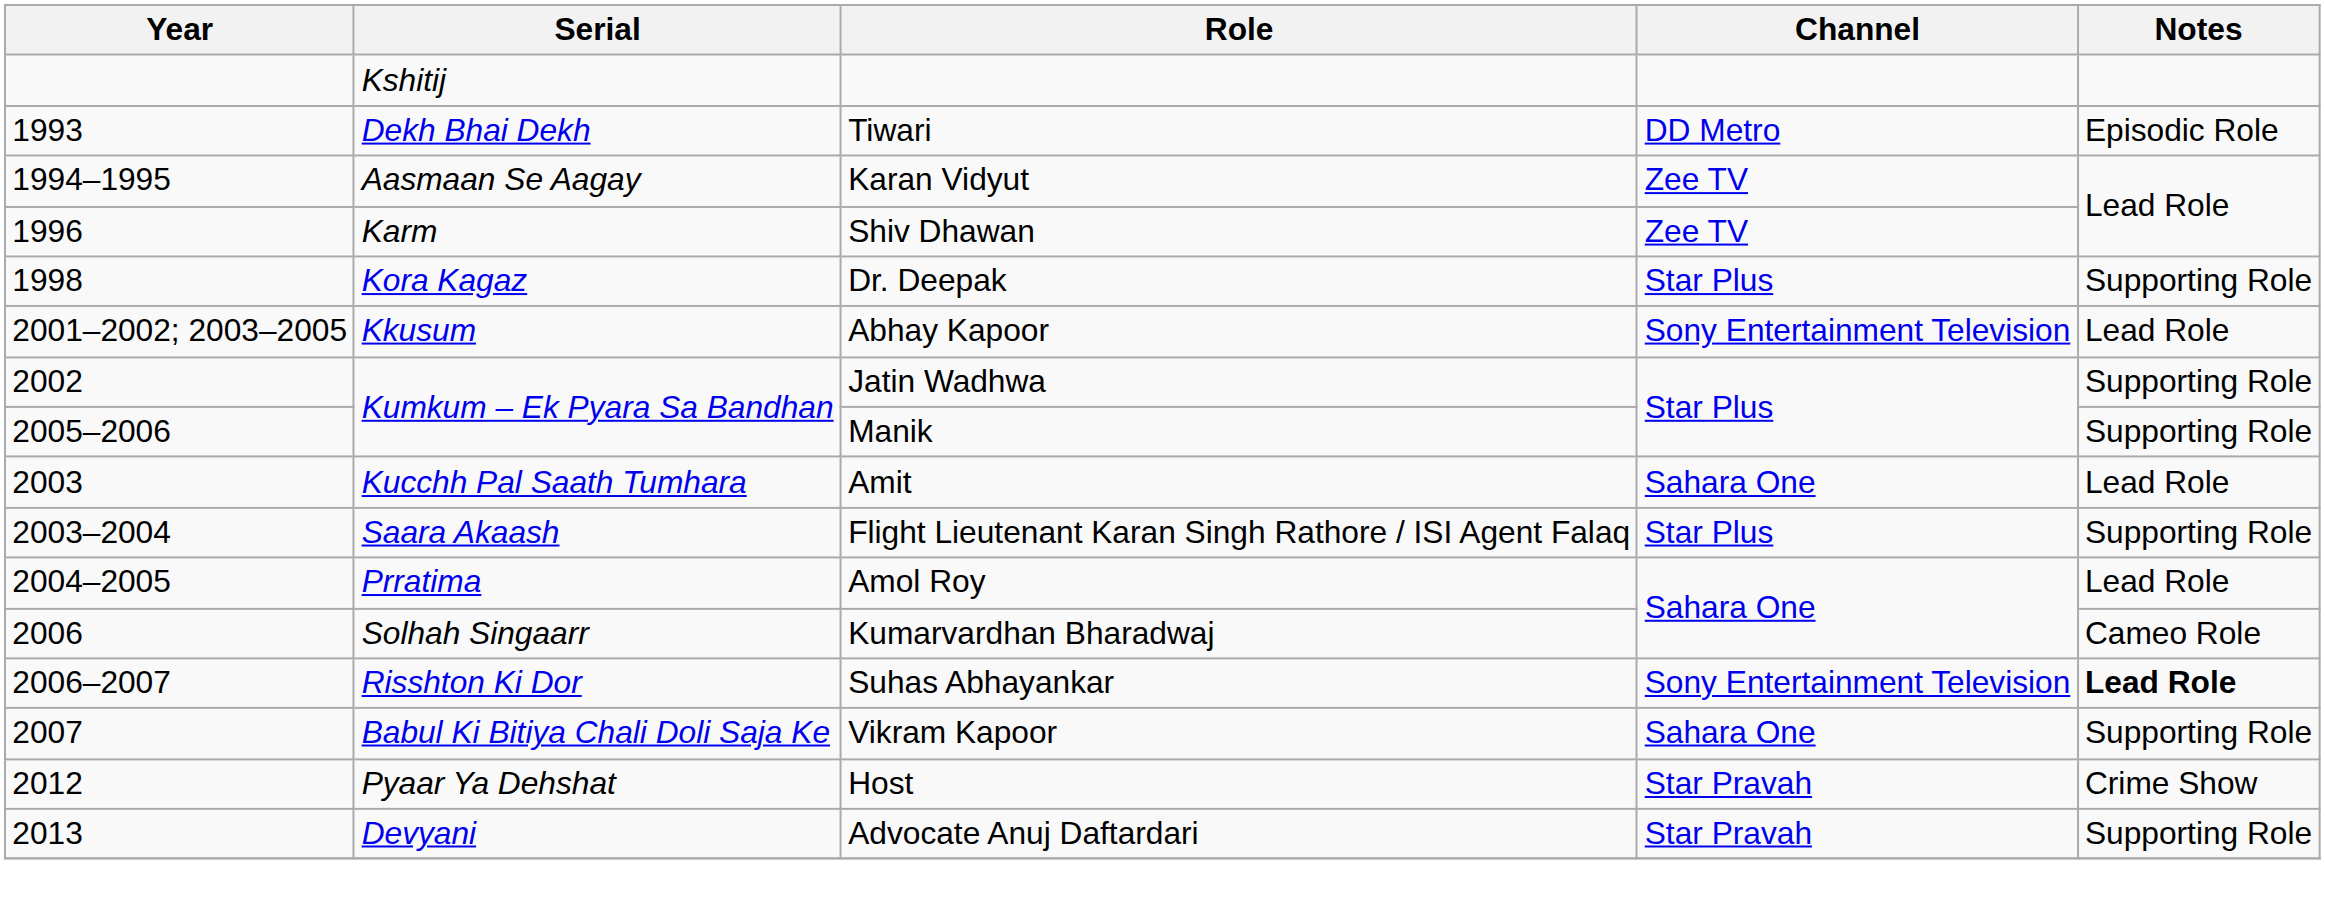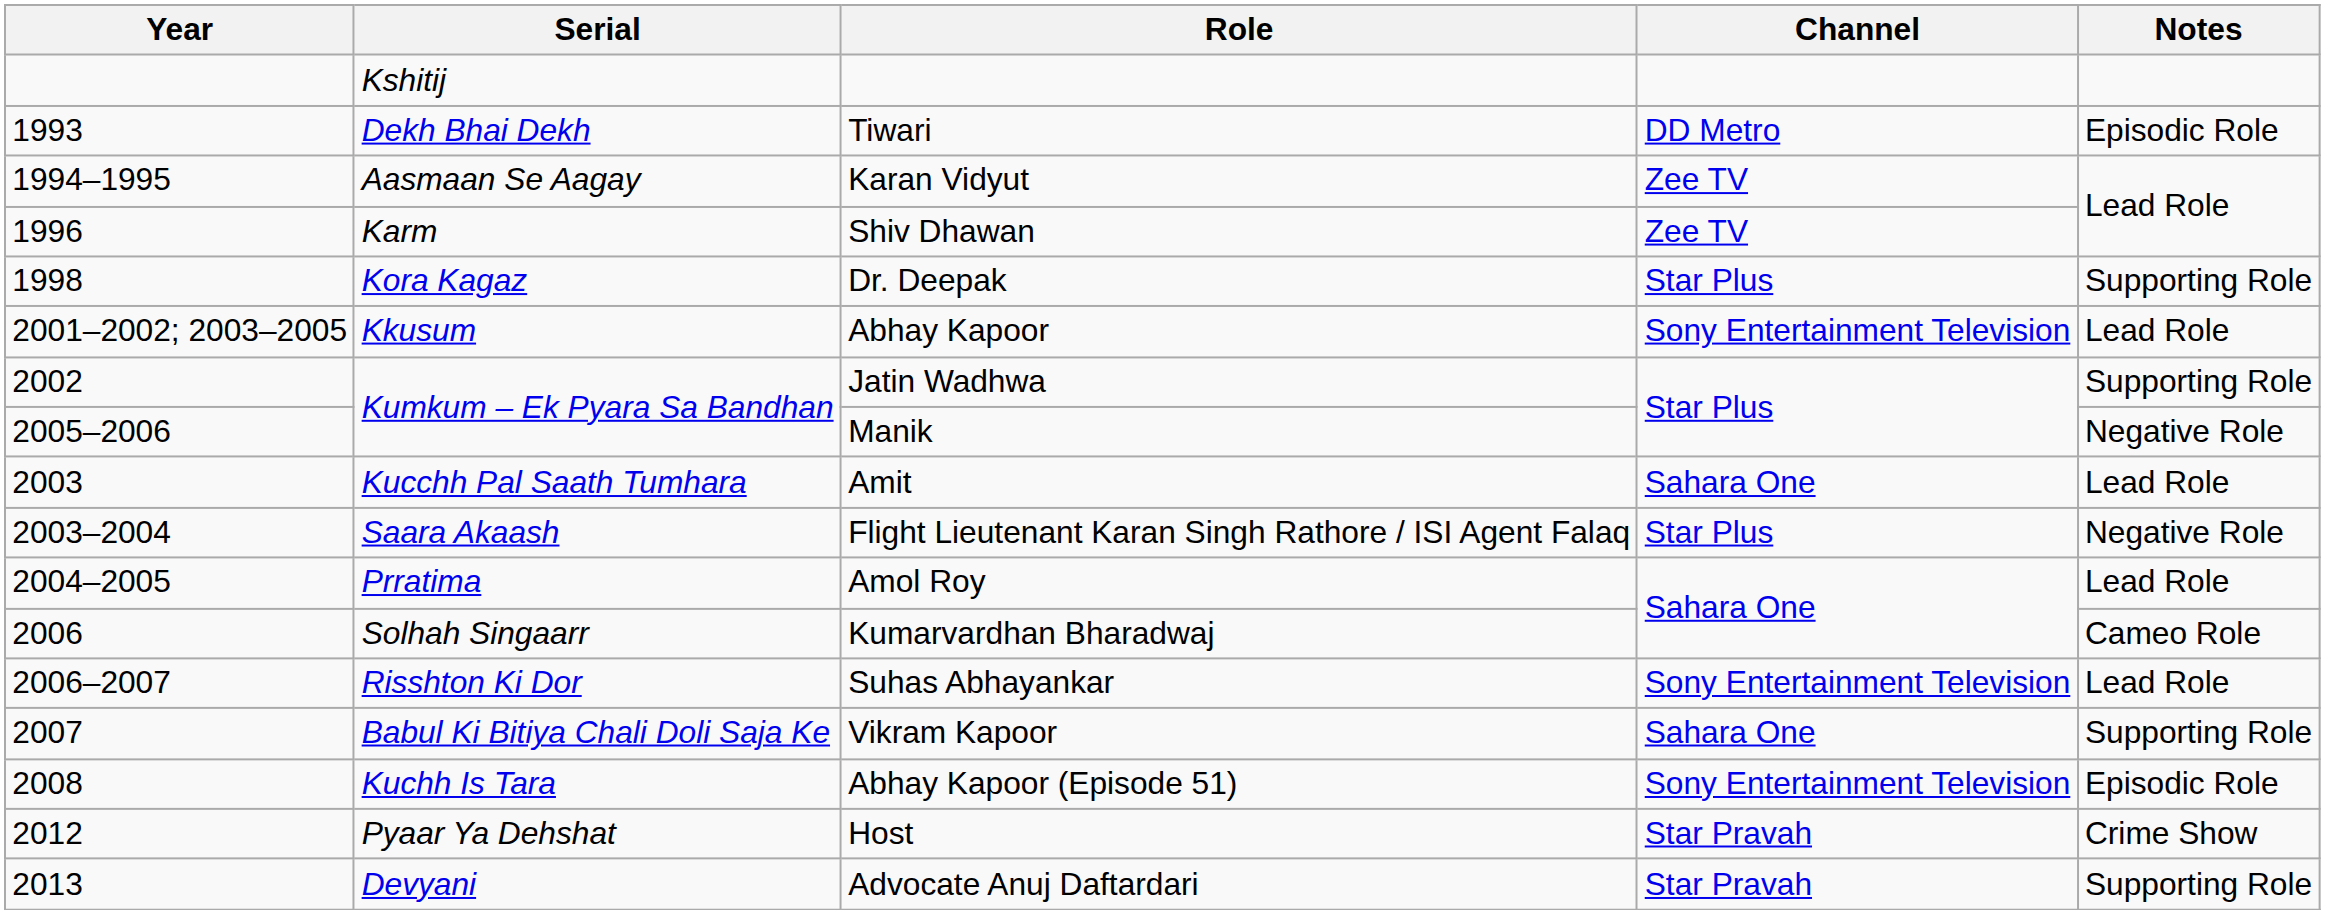(2199, 431) Supporting Role -> (2184, 431) Negative Role
(2199, 532) Supporting Role -> (2184, 532) Negative Role
(2161, 682) bold -> (2157, 682) normal
+ row: (459, 783)
